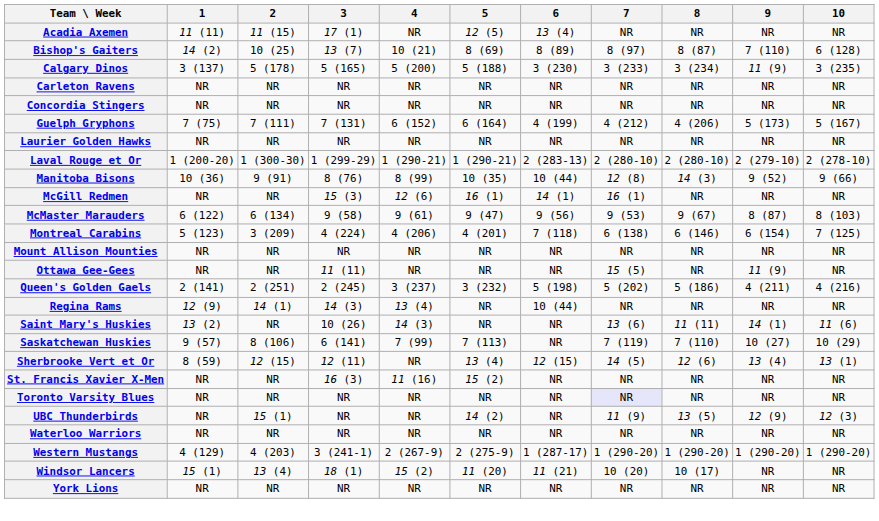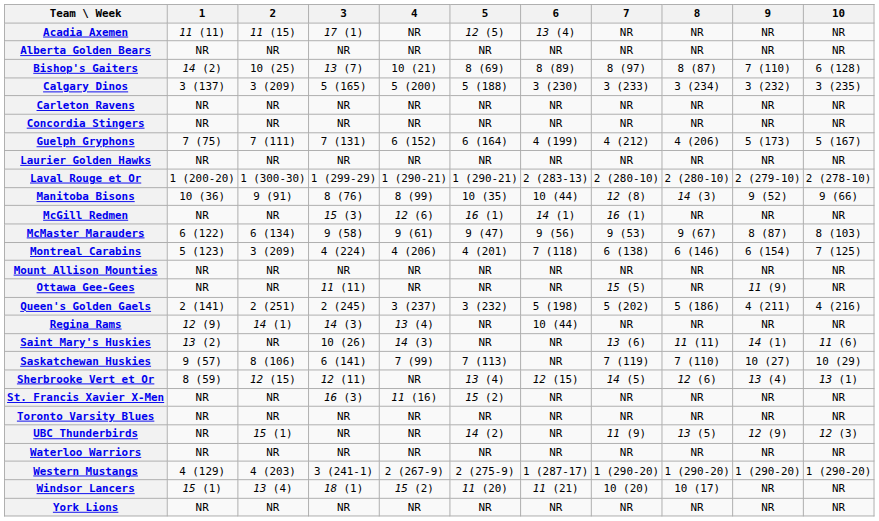+ row: (86, 50)
(273, 68) 5 (178) -> (273, 86) 3 (209)
(768, 68) 11 (9) -> (768, 86) 3 (232)
(626, 397) lavender background -> (626, 415) no background
